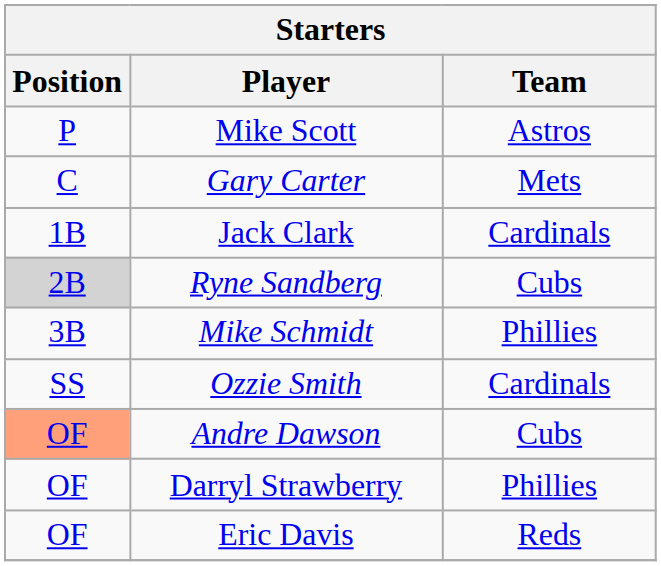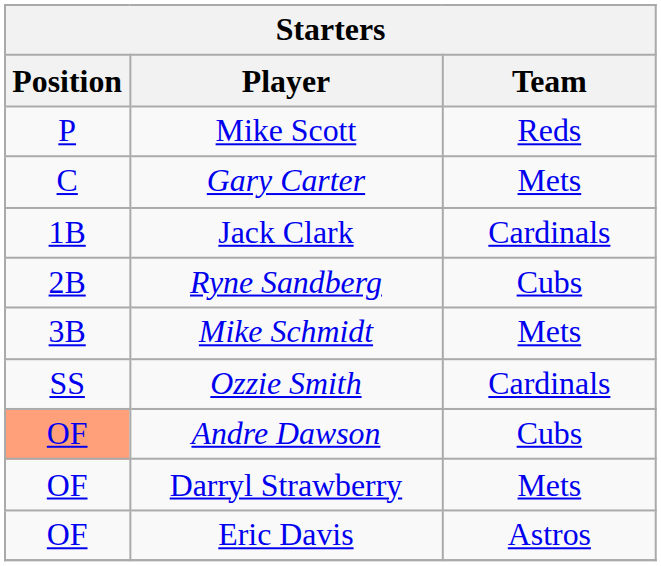(549, 130) Astros -> (549, 130) Reds
(67, 282) lightgrey background -> (67, 282) no background
(549, 332) Phillies -> (549, 332) Mets
(549, 484) Phillies -> (549, 484) Mets
(549, 534) Reds -> (549, 534) Astros
